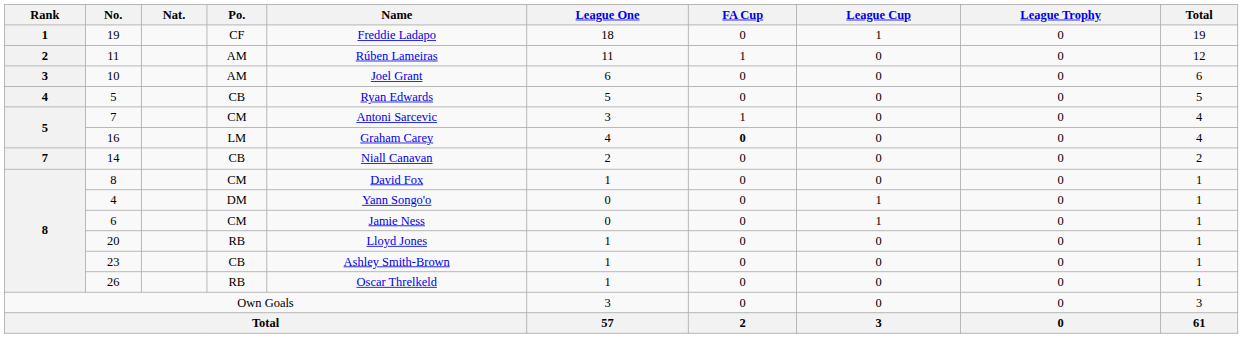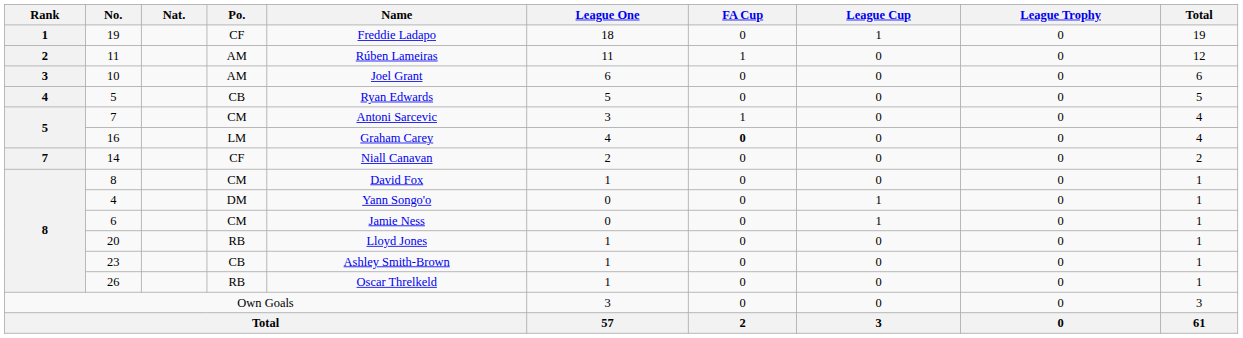(237, 158) CB -> (237, 158) CF
